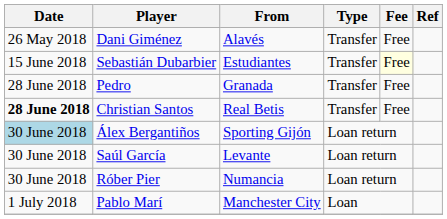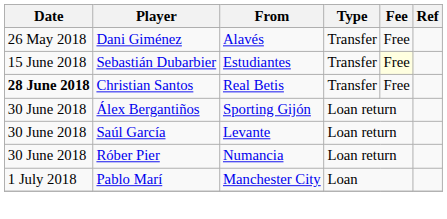- row: (114, 86)
(47, 132) lightblue background -> (47, 109) no background
